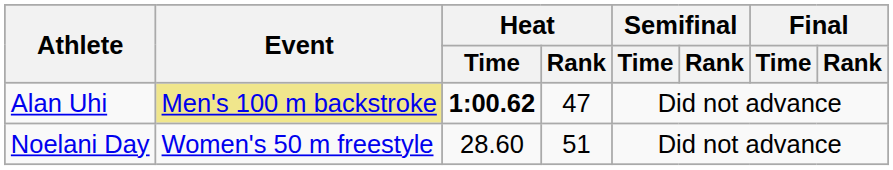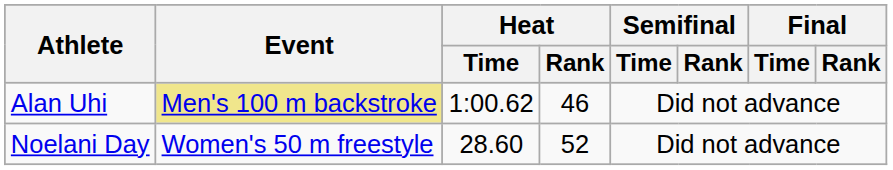(492, 104) bold -> (491, 104) normal
(576, 104) 47 -> (575, 104) 46
(576, 144) 51 -> (575, 144) 52
